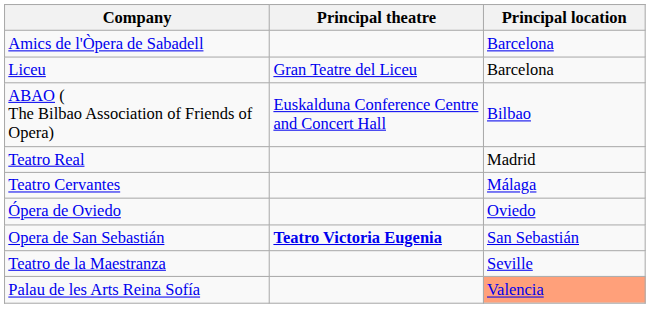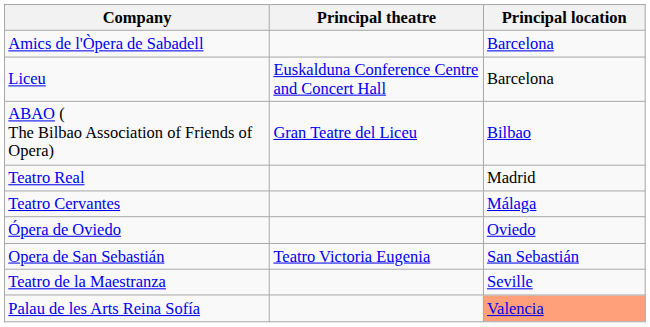(345, 69) Gran Teatre del Liceu -> (376, 79) Euskalduna Conference Centre and Concert Hall
(376, 114) Euskalduna Conference Centre and Concert Hall -> (345, 133) Gran Teatre del Liceu
(358, 237) bold -> (352, 256) normal
